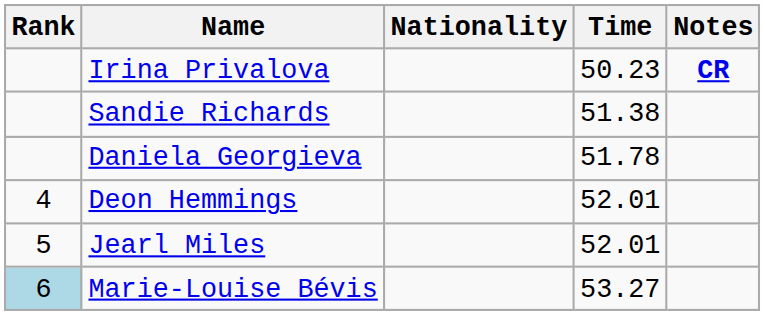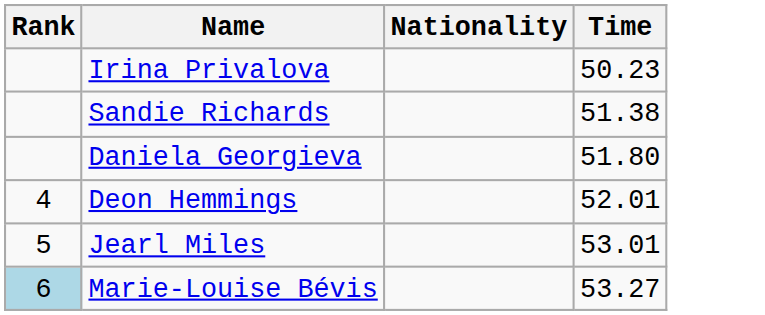- column: (713, 27)
(620, 158) 51.78 -> (620, 158) 51.80
(620, 245) 52.01 -> (620, 245) 53.01
